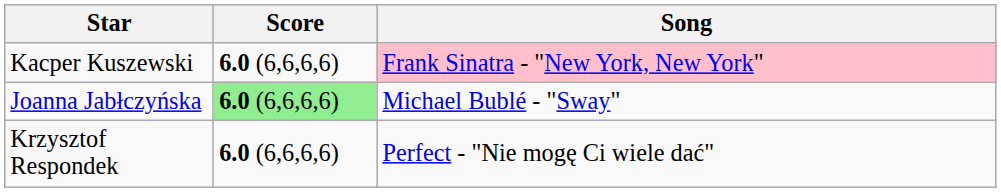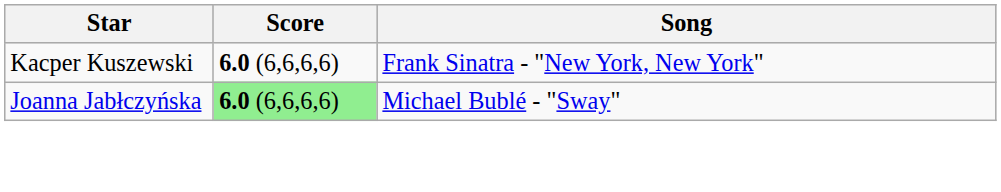(573, 62) pink background -> (573, 62) no background
- row: (64, 153)
